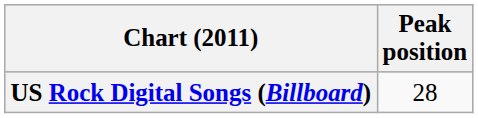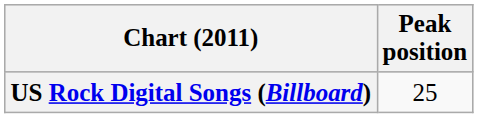(425, 91) 28 -> (425, 91) 25
